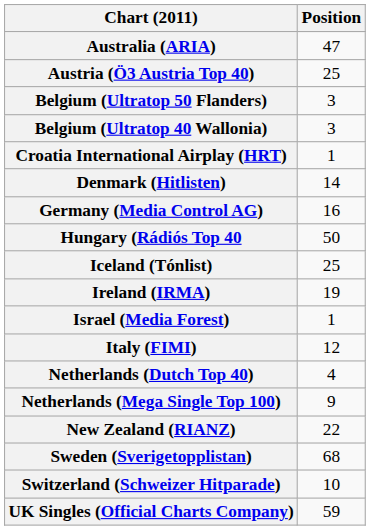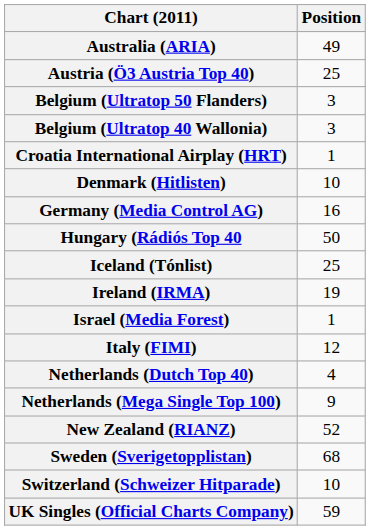(331, 45) 47 -> (331, 45) 49
(331, 182) 14 -> (331, 182) 10
(331, 429) 22 -> (331, 429) 52
